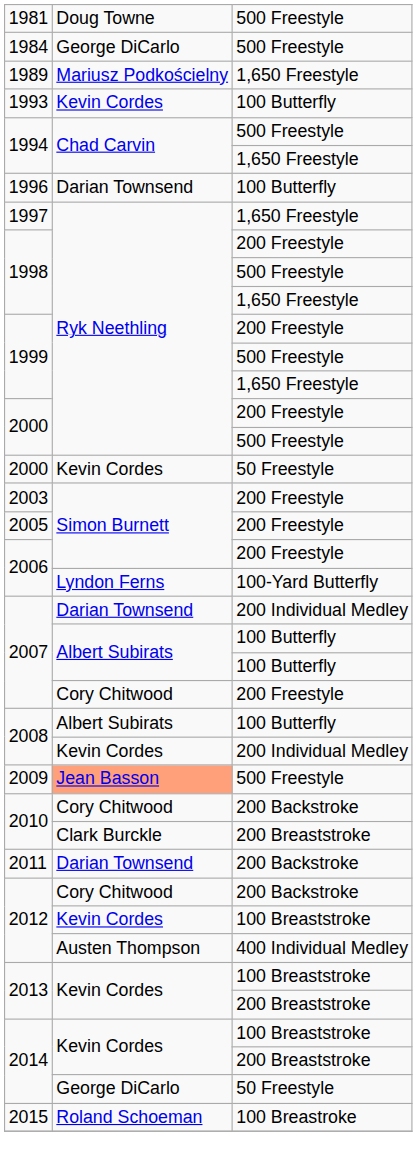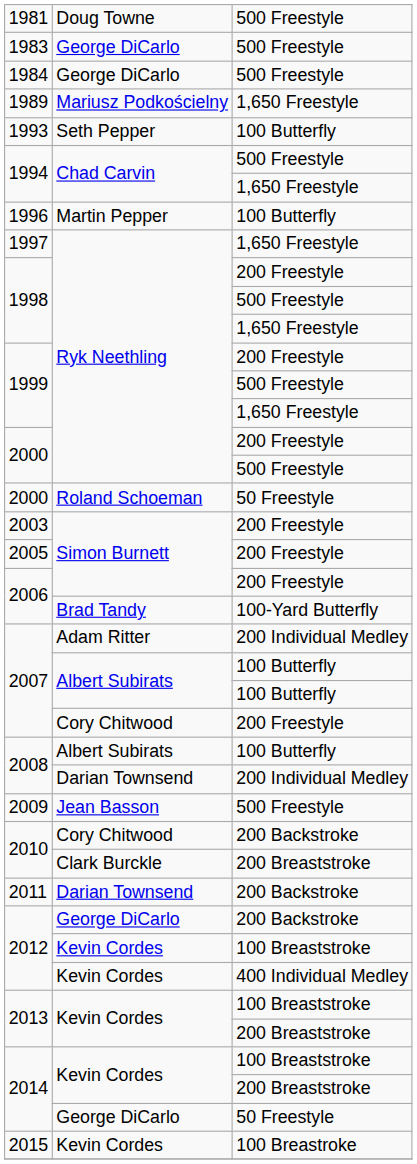+ row: (28, 46)
(110, 103) Kevin Cordes -> (106, 131) Seth Pepper
(125, 187) Darian Townsend -> (112, 215) Martin Pepper
(110, 469) Kevin Cordes -> (129, 497) Roland Schoeman
(110, 581) Lyndon Ferns -> (101, 610) Brad Tandy
(125, 610) Darian Townsend -> (103, 638) Adam Ritter
(110, 750) Kevin Cordes -> (125, 779) Darian Townsend
(108, 779) lightsalmon background -> (108, 807) no background
(115, 891) Cory Chitwood -> (118, 919) George DiCarlo
(128, 948) Austen Thompson -> (110, 976) Kevin Cordes
(129, 1117) Roland Schoeman -> (110, 1145) Kevin Cordes
